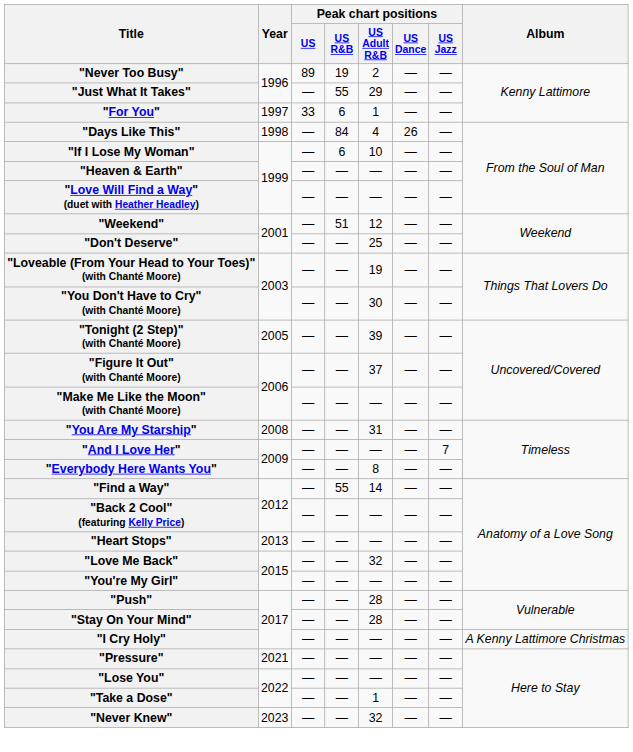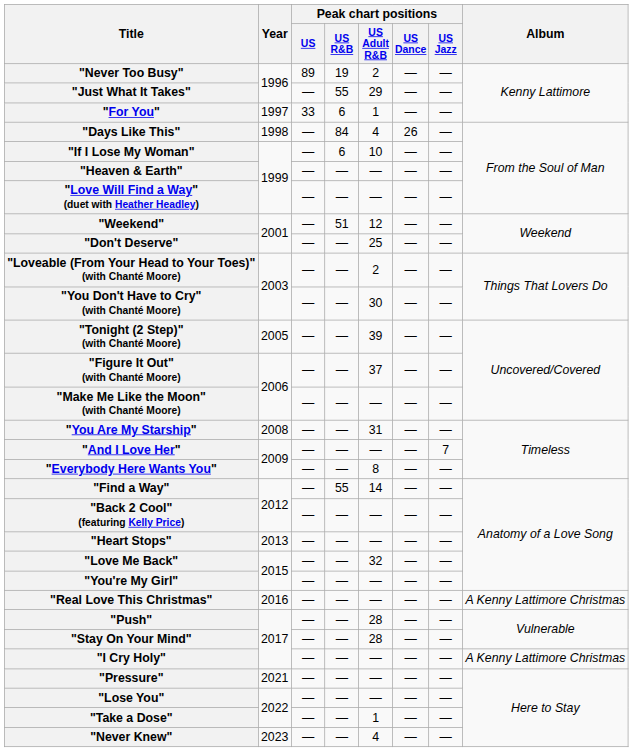(376, 270) 19 -> (376, 270) 2
+ row: (131, 600)
(376, 717) 32 -> (376, 737) 4
